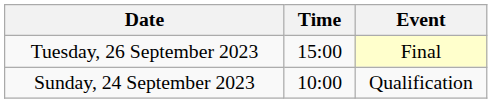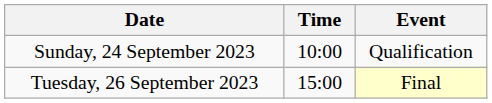rows swapped: (144, 82) <-> (144, 51)
